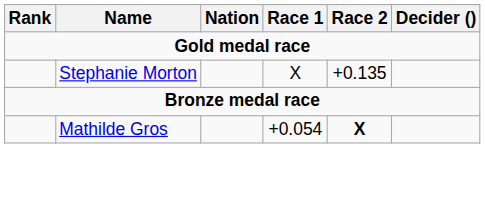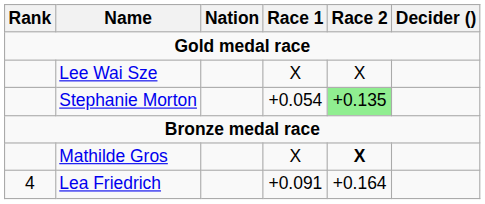+ row: (108, 73)
(295, 73) X -> (295, 101) +0.054
(360, 73) no background -> (360, 101) lightgreen background
(295, 128) +0.054 -> (295, 156) X
+ row: (110, 184)
